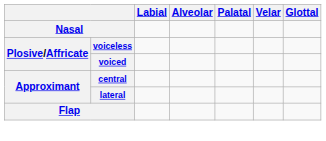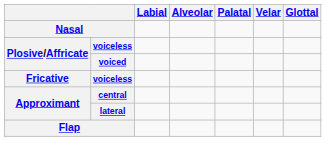+ row: (47, 78)
